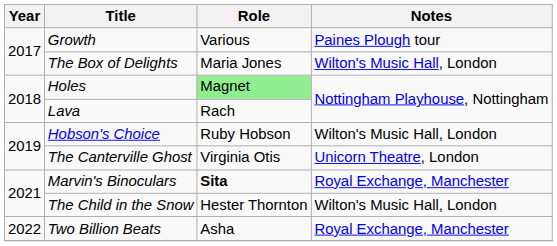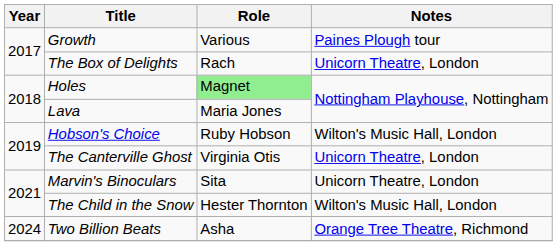(241, 63) Maria Jones -> (218, 63) Rach
(406, 63) Wilton's Music Hall, London -> (397, 63) Unicorn Theatre, London
(218, 110) Rach -> (241, 110) Maria Jones
(214, 181) bold -> (213, 181) normal
(412, 181) Royal Exchange, Manchester -> (397, 181) Unicorn Theatre, London
(24, 228) 2022 -> (24, 228) 2024
(412, 228) Royal Exchange, Manchester -> (421, 228) Orange Tree Theatre, Richmond
